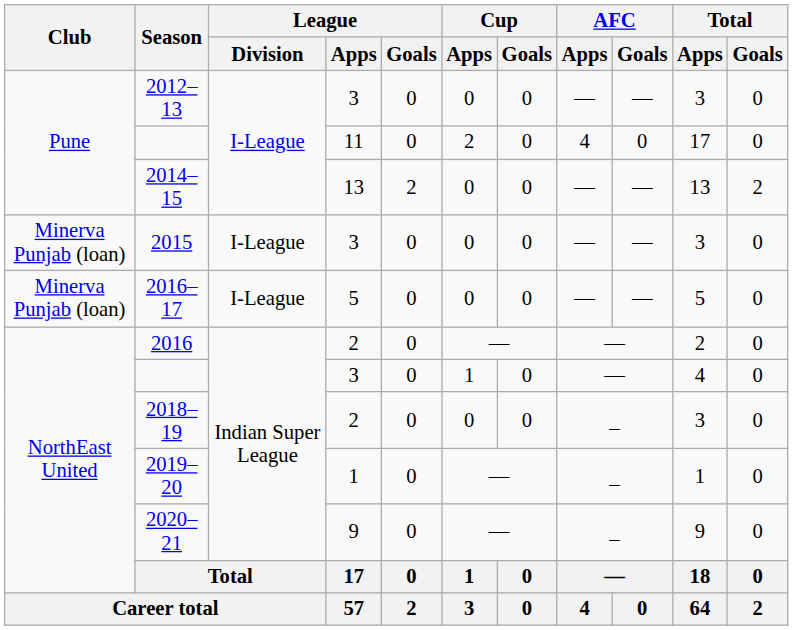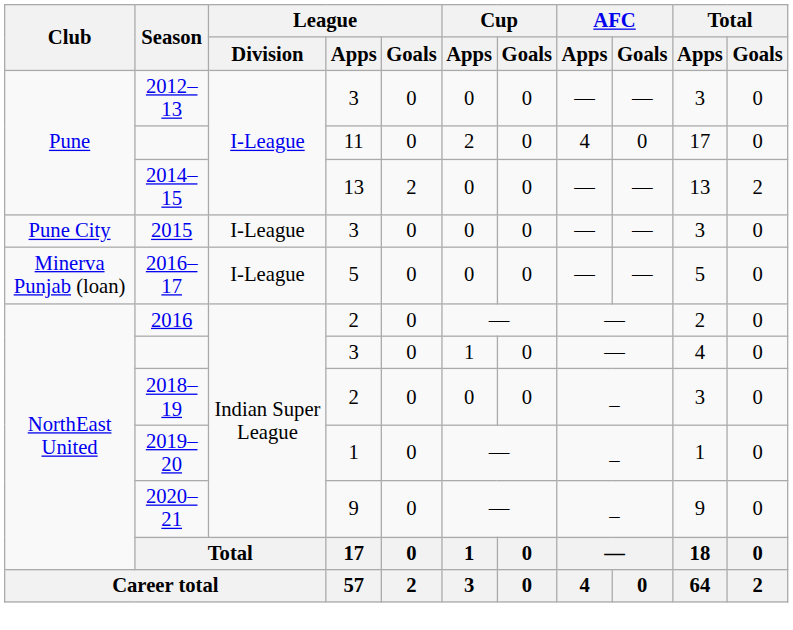(70, 242) Minerva Punjab (loan) -> (70, 230) Pune City
